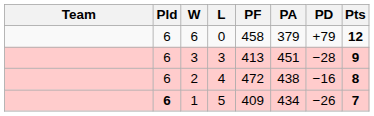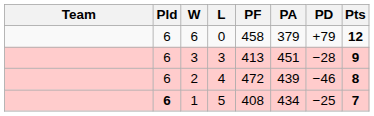(288, 79) 438 -> (288, 79) 439
(324, 79) −16 -> (324, 79) −46
(253, 100) 409 -> (253, 100) 408
(324, 100) −26 -> (324, 100) −25
